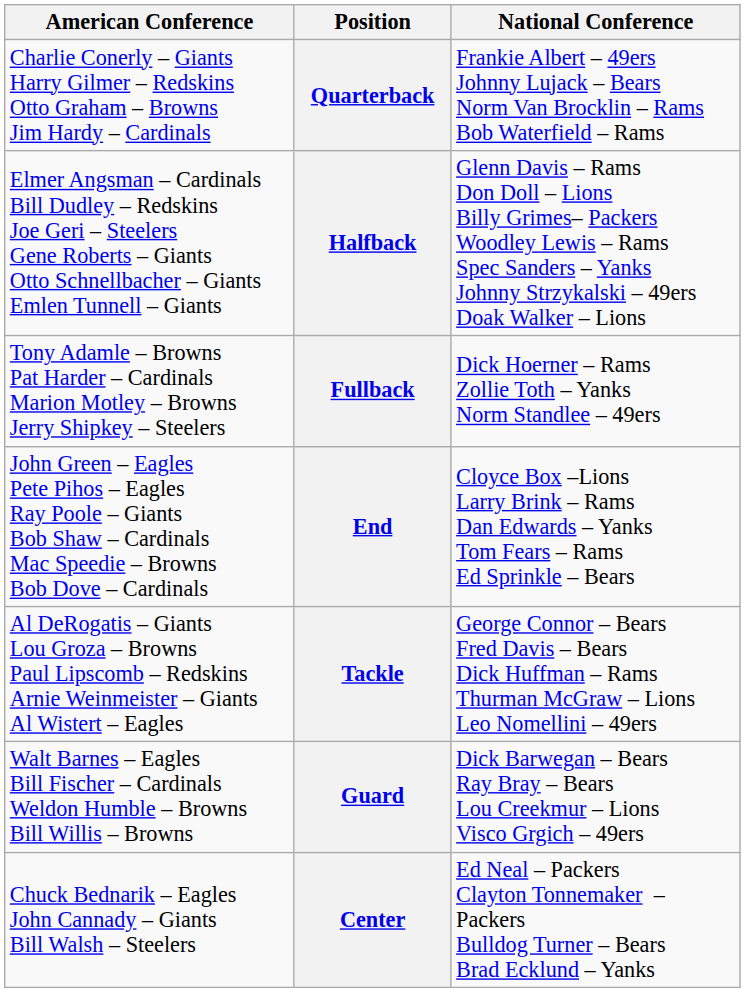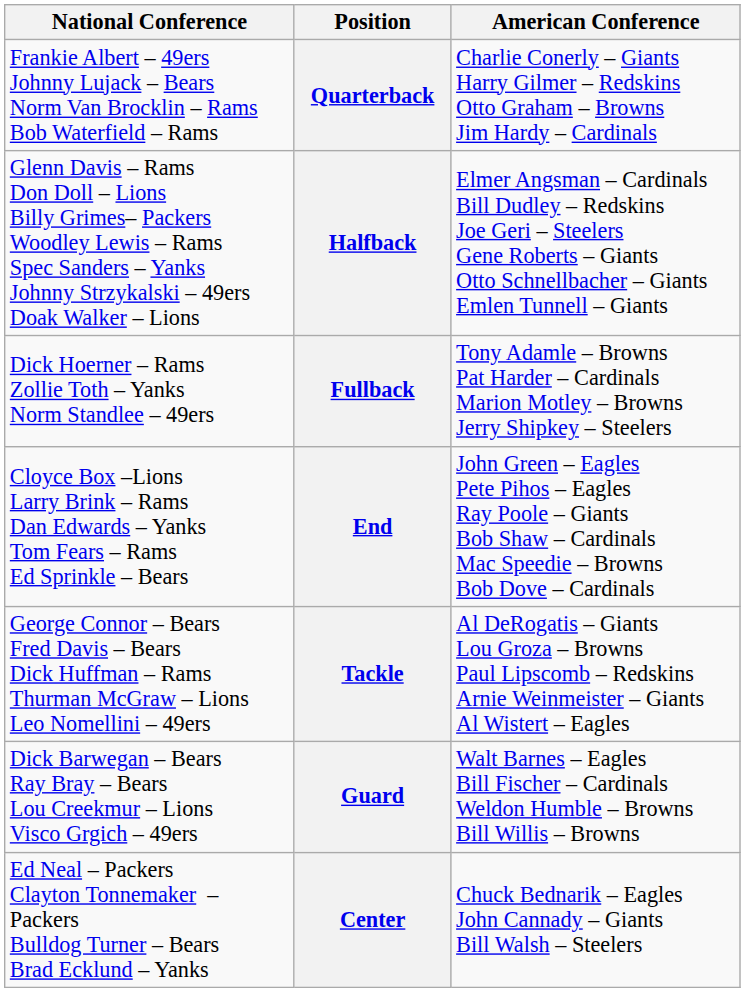columns swapped: (149, 22) <-> (596, 22)
